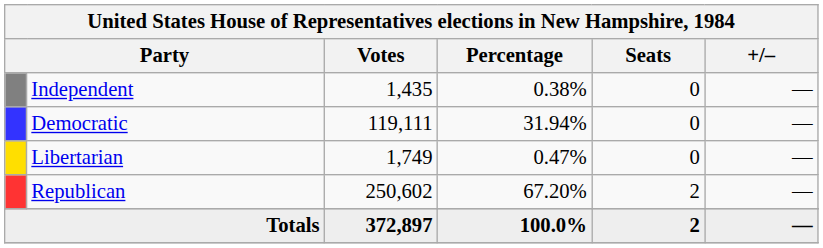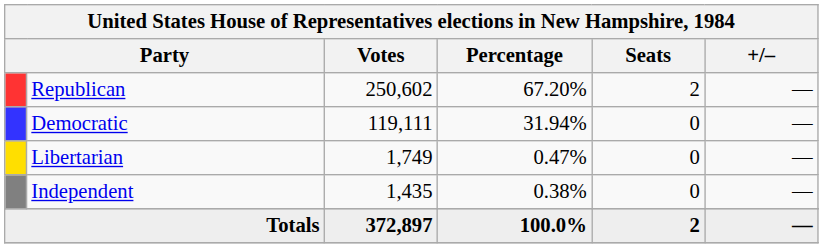rows swapped: (78, 192) <-> (82, 89)
